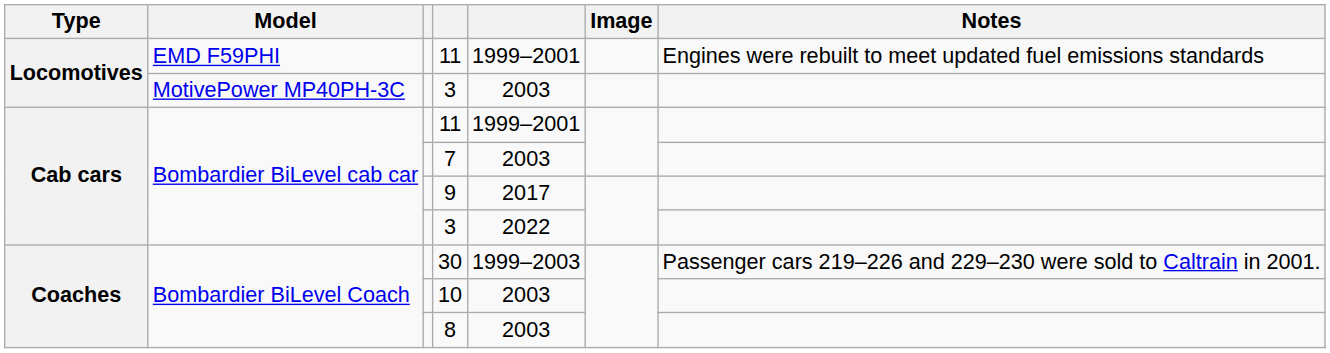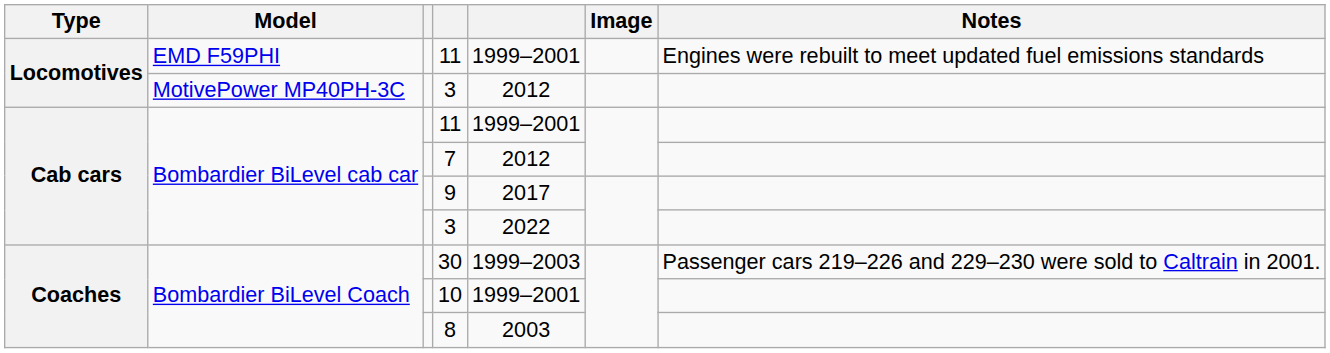(526, 90) 2003 -> (526, 90) 2012
(526, 158) 2003 -> (526, 158) 2012
(526, 295) 2003 -> (526, 295) 1999–2001
